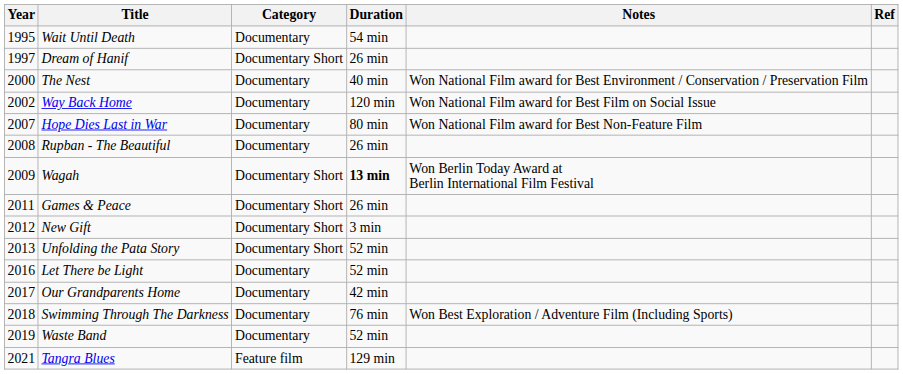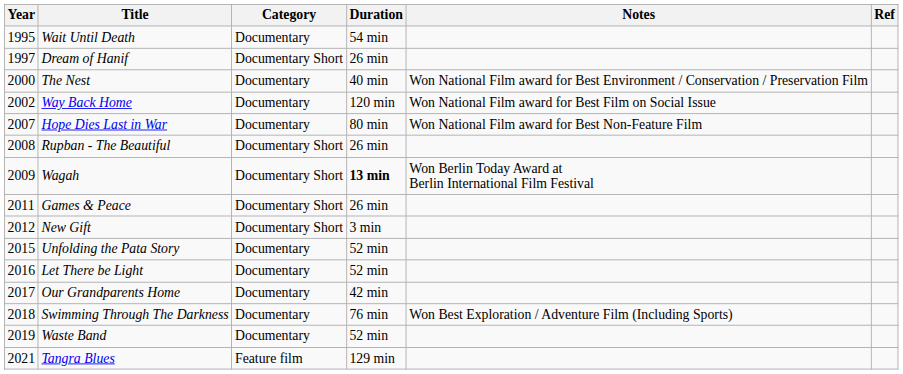(272, 146) Documentary -> (289, 146) Documentary Short
(21, 249) 2013 -> (21, 249) 2015
(289, 249) Documentary Short -> (272, 249) Documentary
